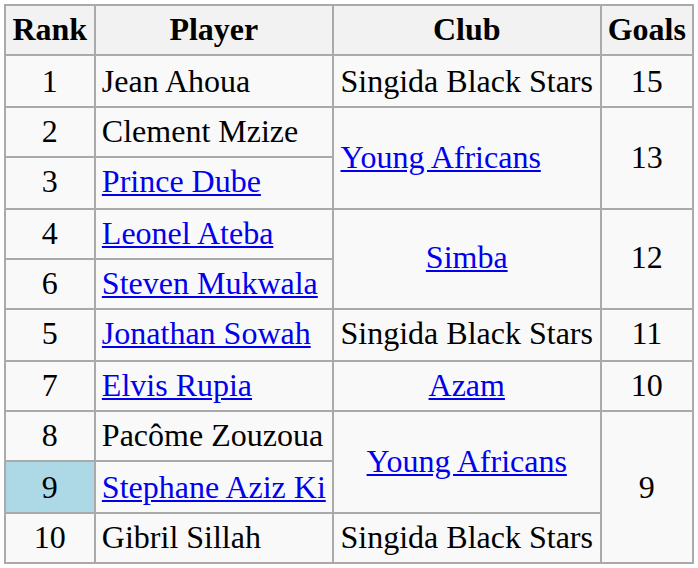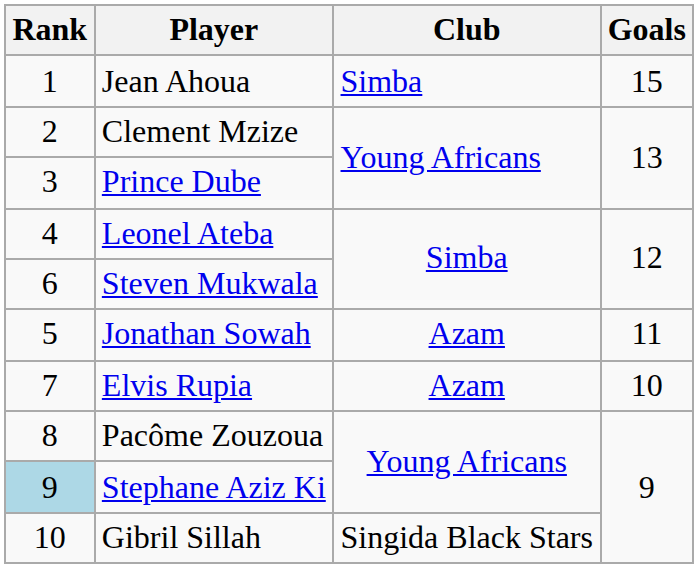(467, 80) Singida Black Stars -> (381, 80) Simba
(467, 334) Singida Black Stars -> (467, 334) Azam
